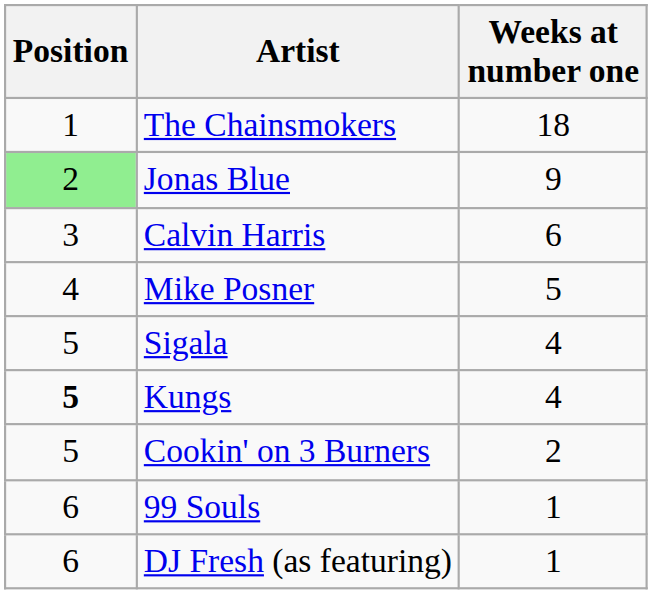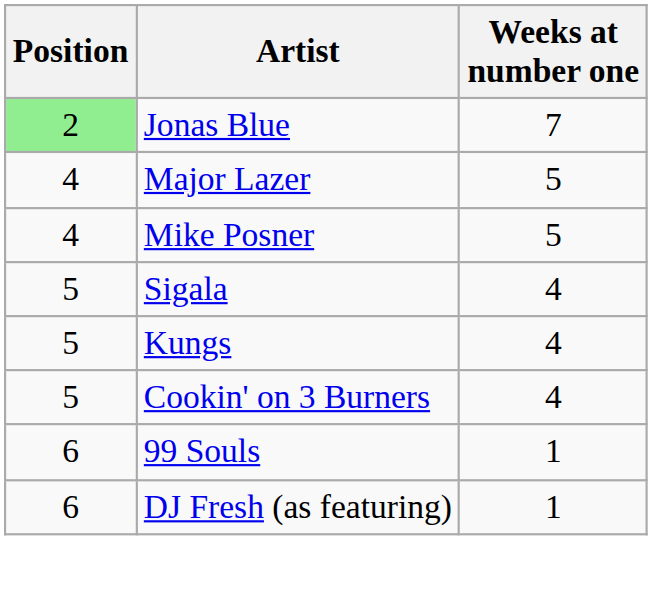- row: (270, 124)
(553, 178) 9 -> (553, 124) 7
- row: (235, 233)
+ row: (227, 178)
(71, 396) bold -> (71, 342) normal
(553, 450) 2 -> (553, 396) 4
